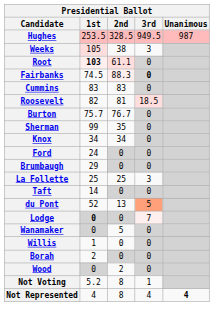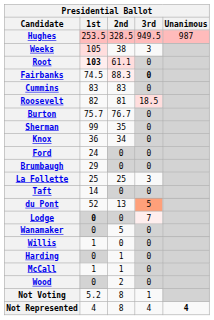(94, 140) 34 -> (94, 140) 36
- row: (42, 256)
+ row: (42, 256)
+ row: (42, 269)
